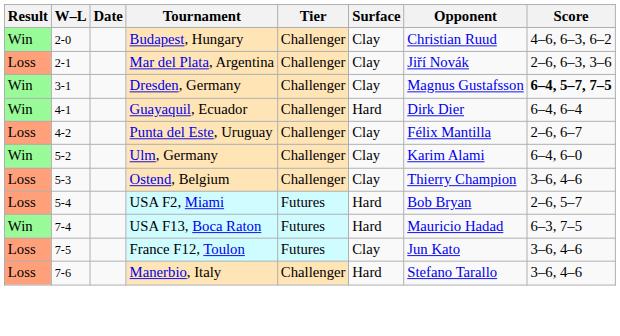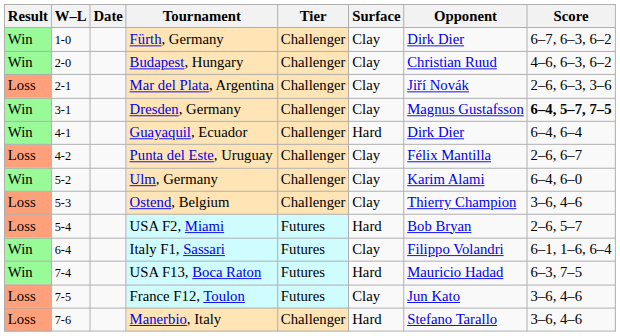+ row: (177, 39)
+ row: (177, 249)
